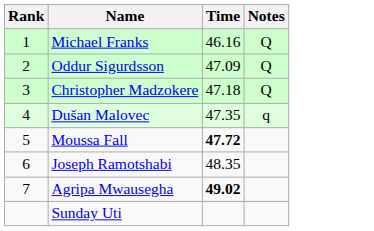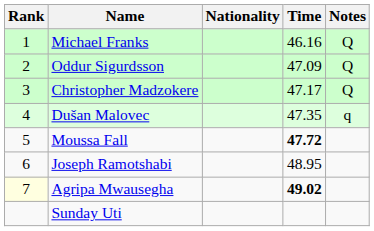+ column: (243, 16)
(223, 90) 47.18 -> (304, 90) 47.17
(223, 164) 48.35 -> (304, 164) 48.95
(26, 189) no background -> (26, 189) lightyellow background
